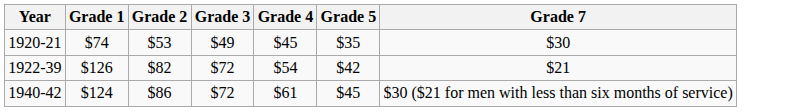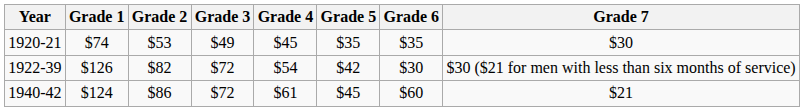+ column: (411, 17)
(558, 67) $21 -> (621, 67) $30 ($21 for men with less than six months of service)
(558, 93) $30 ($21 for men with less than six months of service) -> (621, 93) $21
